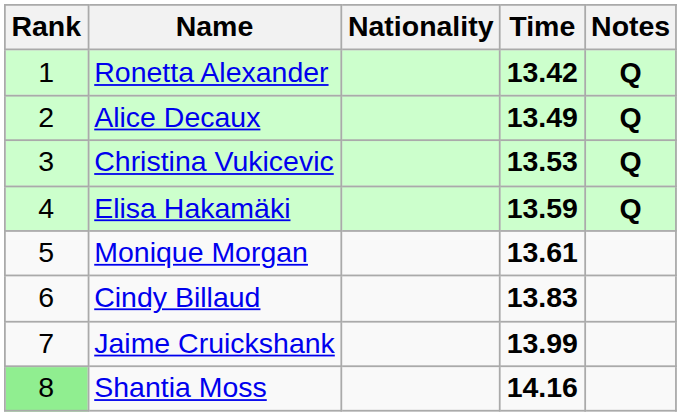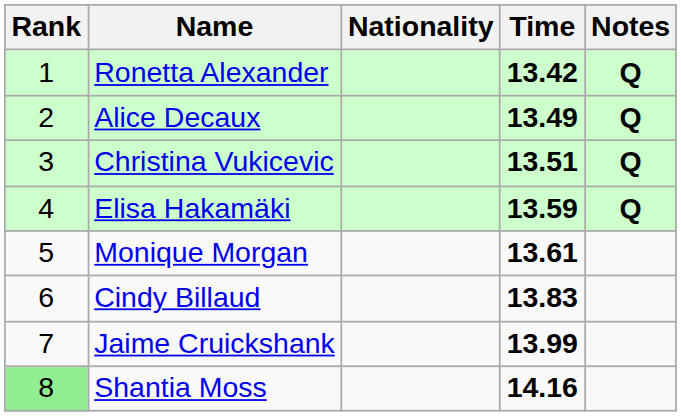(542, 162) 13.53 -> (542, 162) 13.51
